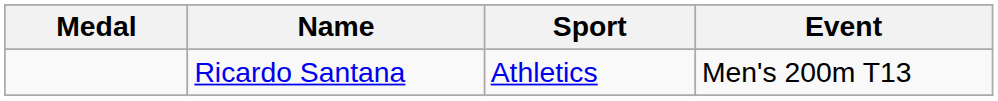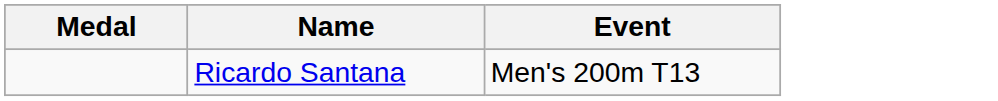- column: (590, 26)
